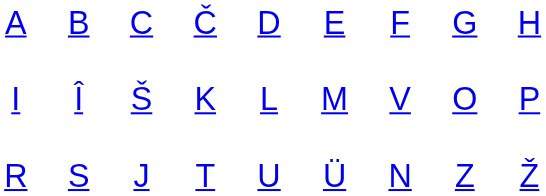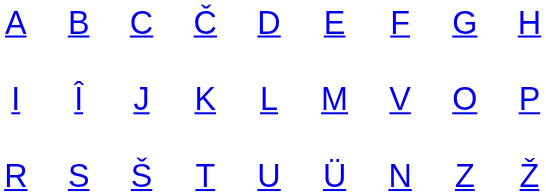(142, 99) Š -> (142, 99) J
(142, 176) J -> (142, 176) Š
